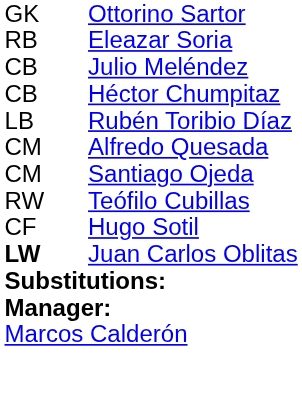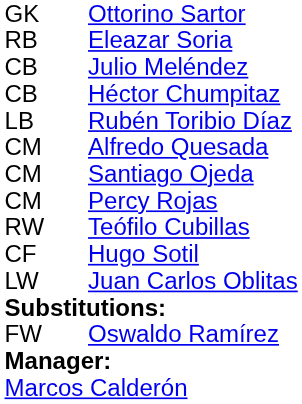+ row: (153, 200)
(23, 254) bold -> (22, 281) normal
+ row: (184, 334)
